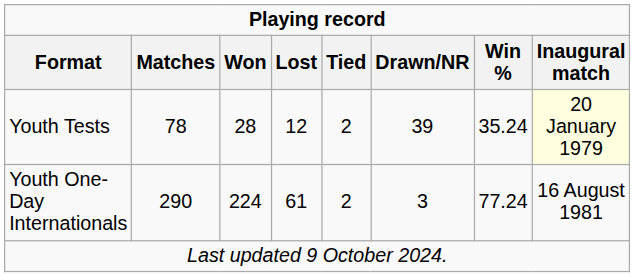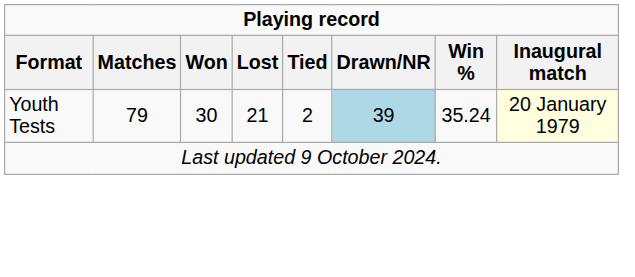(176, 126) 78 -> (137, 115) 79
(245, 126) 28 -> (207, 115) 30
(296, 126) 12 -> (258, 115) 21
(422, 126) no background -> (384, 115) lightblue background
- row: (68, 202)
